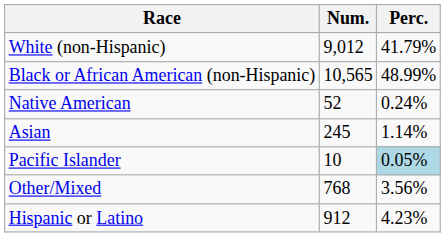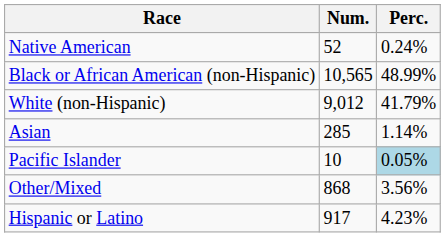rows swapped: (87, 47) <-> (70, 103)
(337, 132) 245 -> (337, 132) 285
(337, 189) 768 -> (337, 189) 868
(337, 217) 912 -> (337, 217) 917
